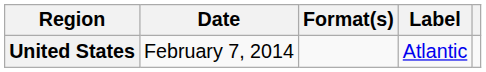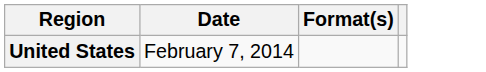- column: (435, 20)
